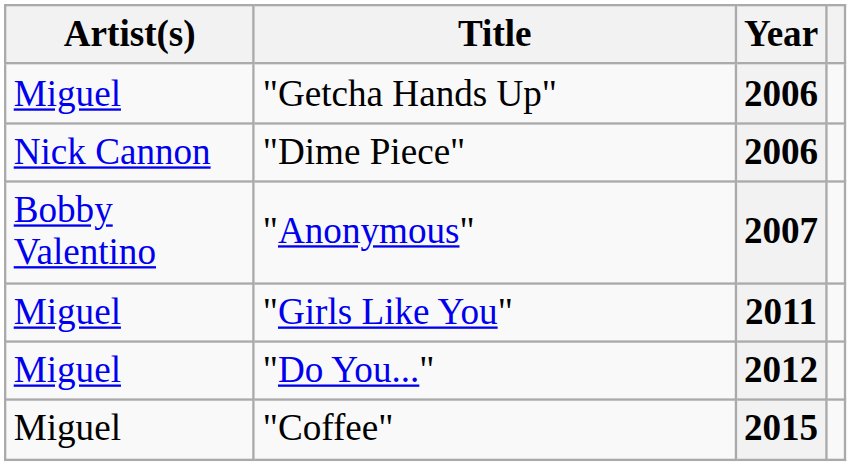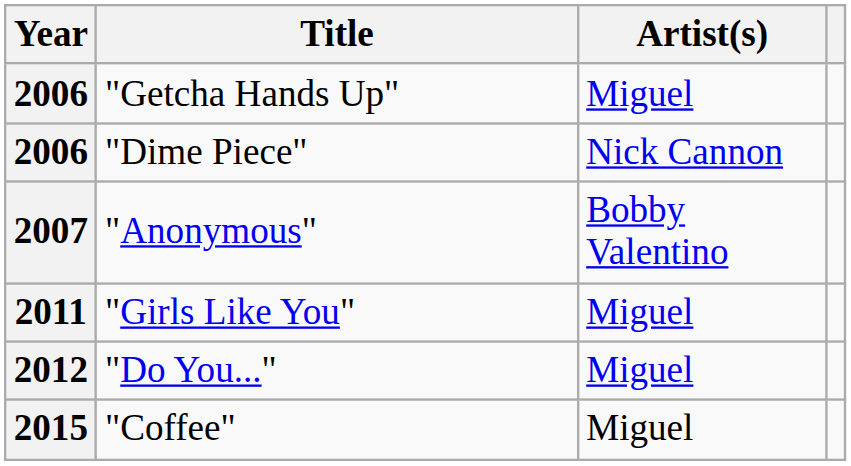columns swapped: (781, 33) <-> (130, 33)
